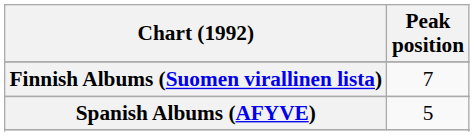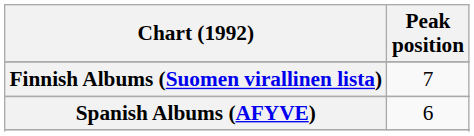(428, 112) 5 -> (428, 112) 6
